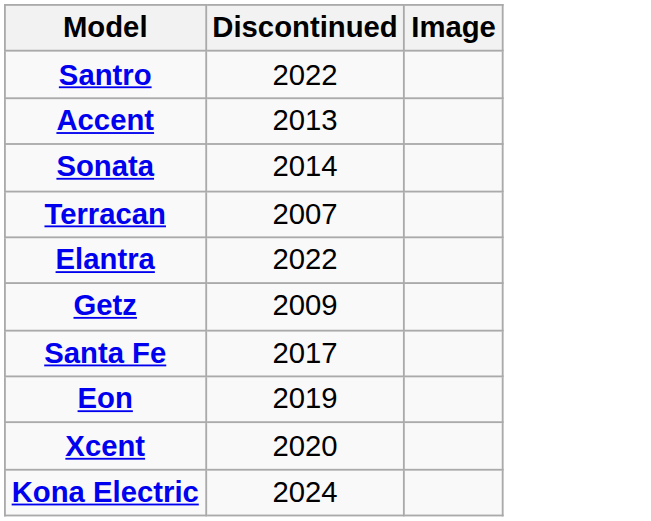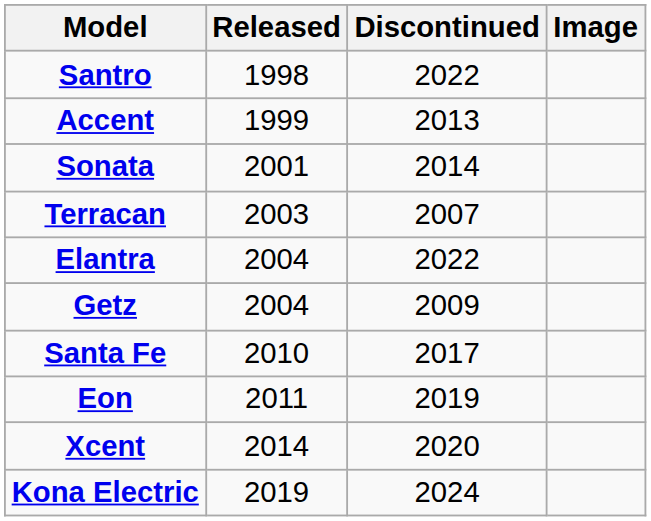+ column: (277, 27)
